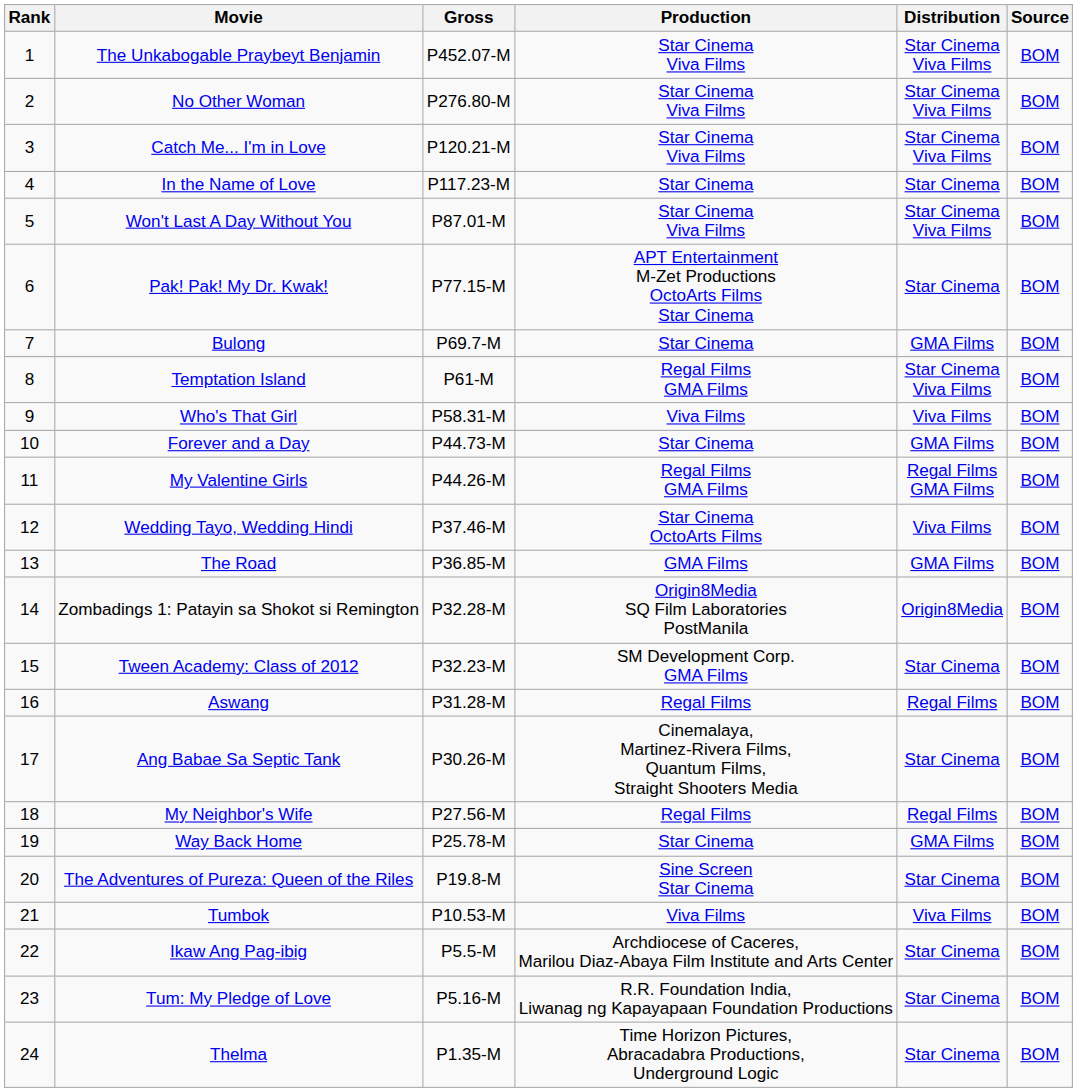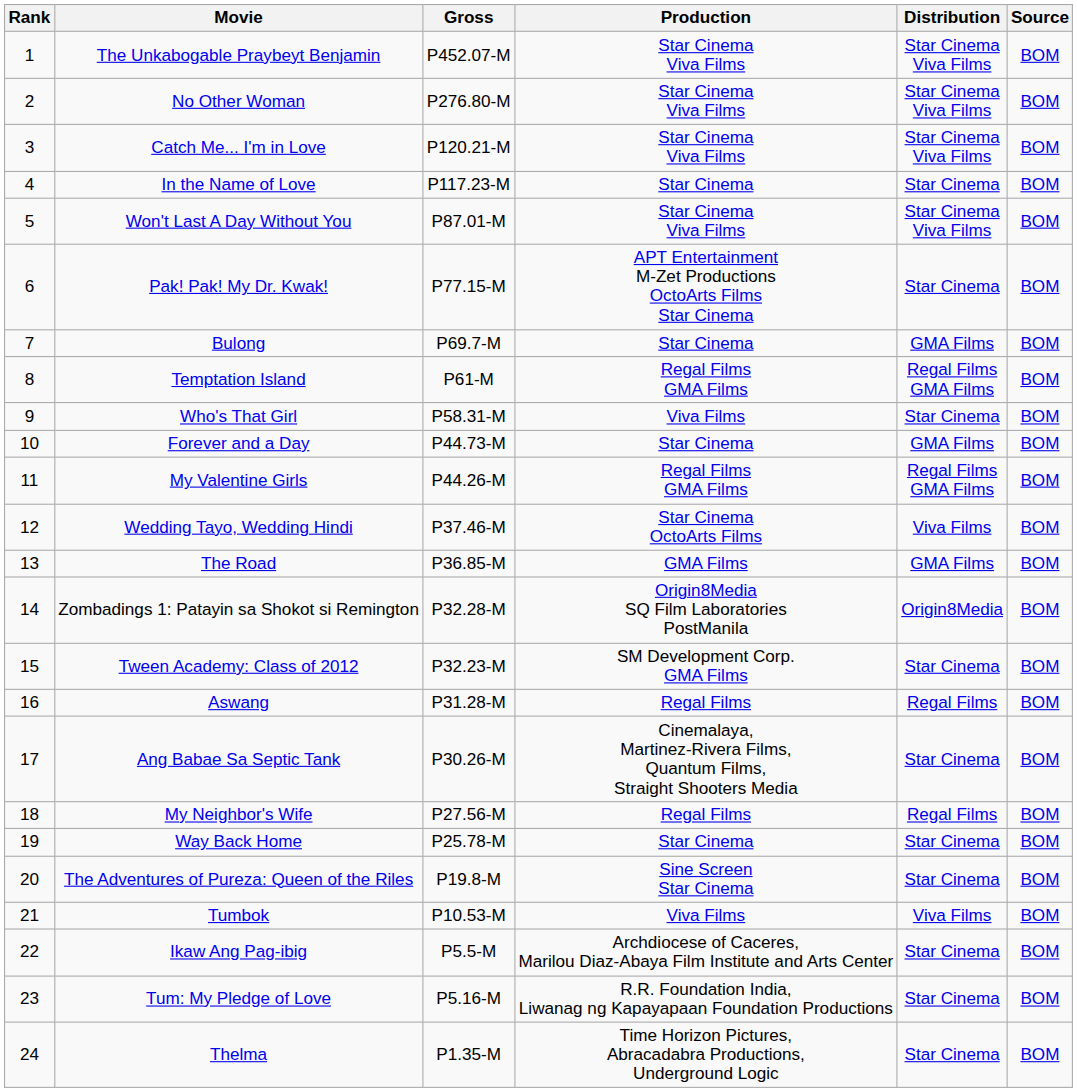(952, 379) Star Cinema Viva Films -> (952, 379) Regal Films GMA Films
(952, 416) Viva Films -> (952, 416) Star Cinema
(952, 842) GMA Films -> (952, 842) Star Cinema
